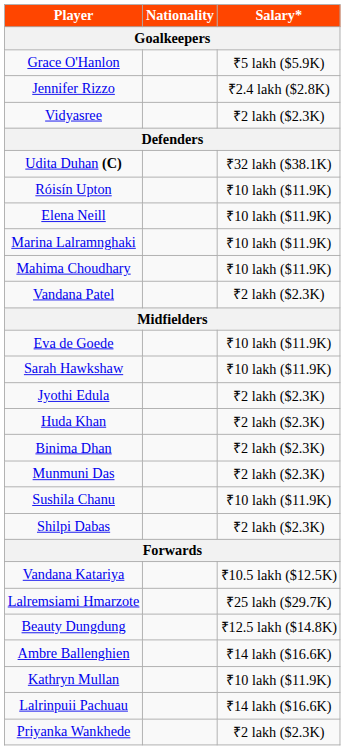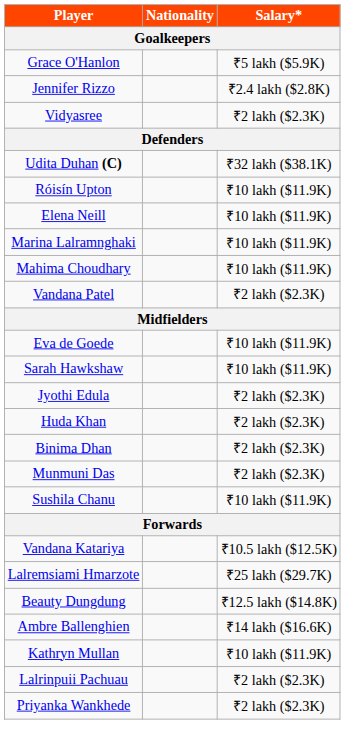- row: (74, 526)
(279, 706) ₹14 lakh ($16.6K) -> (279, 680) ₹2 lakh ($2.3K)
